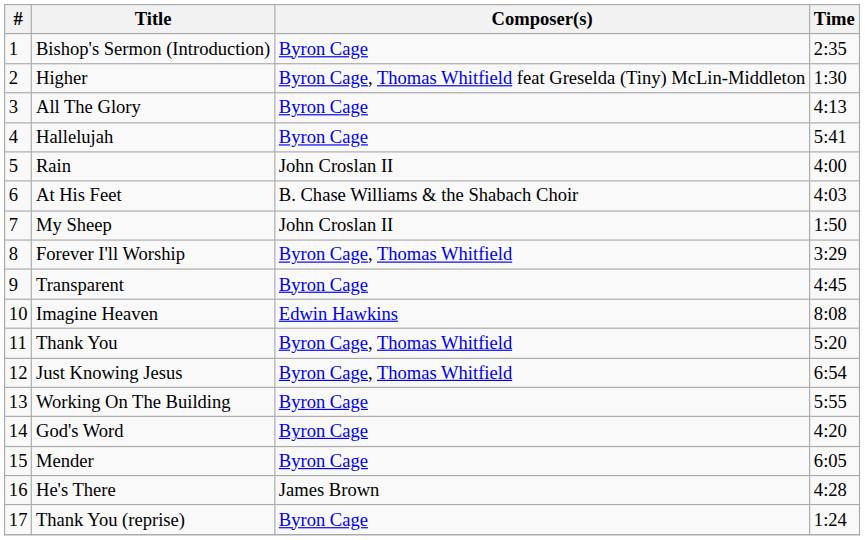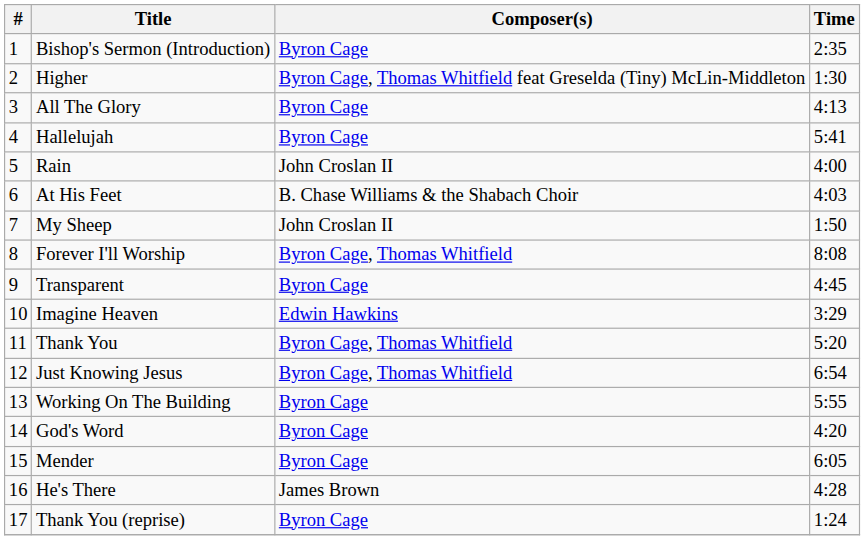(830, 254) 3:29 -> (830, 254) 8:08
(830, 313) 8:08 -> (830, 313) 3:29
